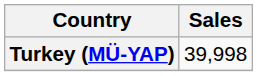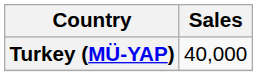(216, 53) 39,998 -> (216, 53) 40,000
